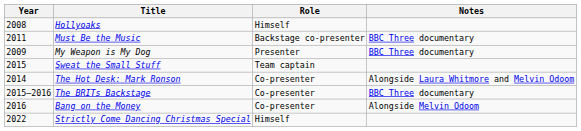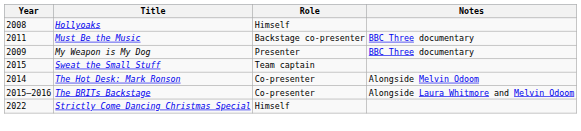(472, 79) Alongside Laura Whitmore and Melvin Odoom -> (424, 79) Alongside Melvin Odoom
(421, 92) BBC Three documentary -> (472, 92) Alongside Laura Whitmore and Melvin Odoom
- row: (98, 106)
